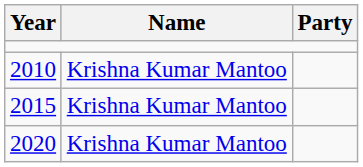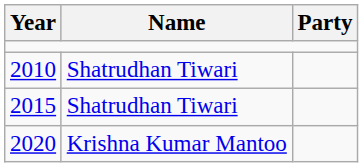(177, 69) Krishna Kumar Mantoo -> (152, 69) Shatrudhan Tiwari
(177, 106) Krishna Kumar Mantoo -> (152, 106) Shatrudhan Tiwari
